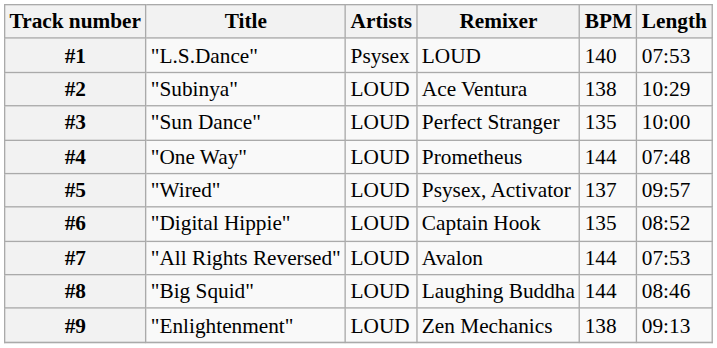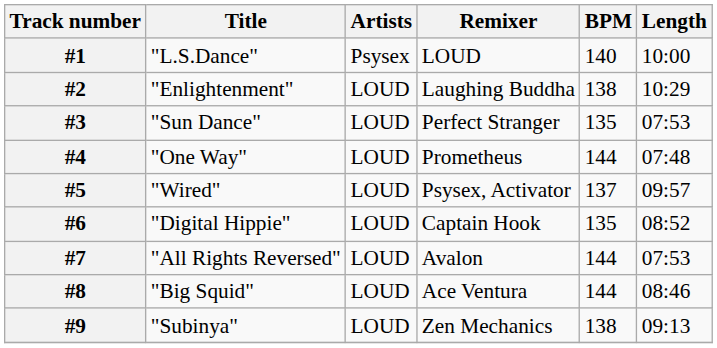(666, 55) 07:53 -> (666, 55) 10:00
(194, 88) "Subinya" -> (222, 88) "Enlightenment"
(475, 88) Ace Ventura -> (498, 88) Laughing Buddha
(666, 122) 10:00 -> (666, 122) 07:53
(498, 291) Laughing Buddha -> (475, 291) Ace Ventura
(222, 325) "Enlightenment" -> (194, 325) "Subinya"
